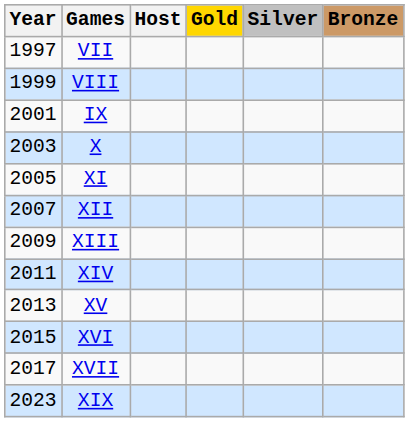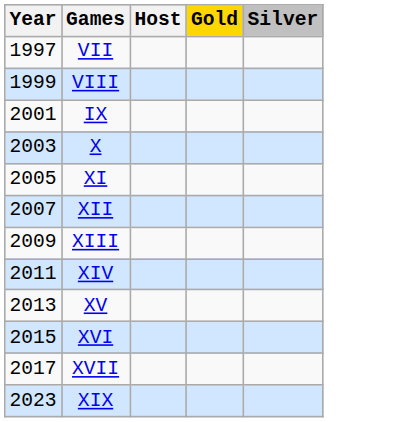- column: (363, 21)
